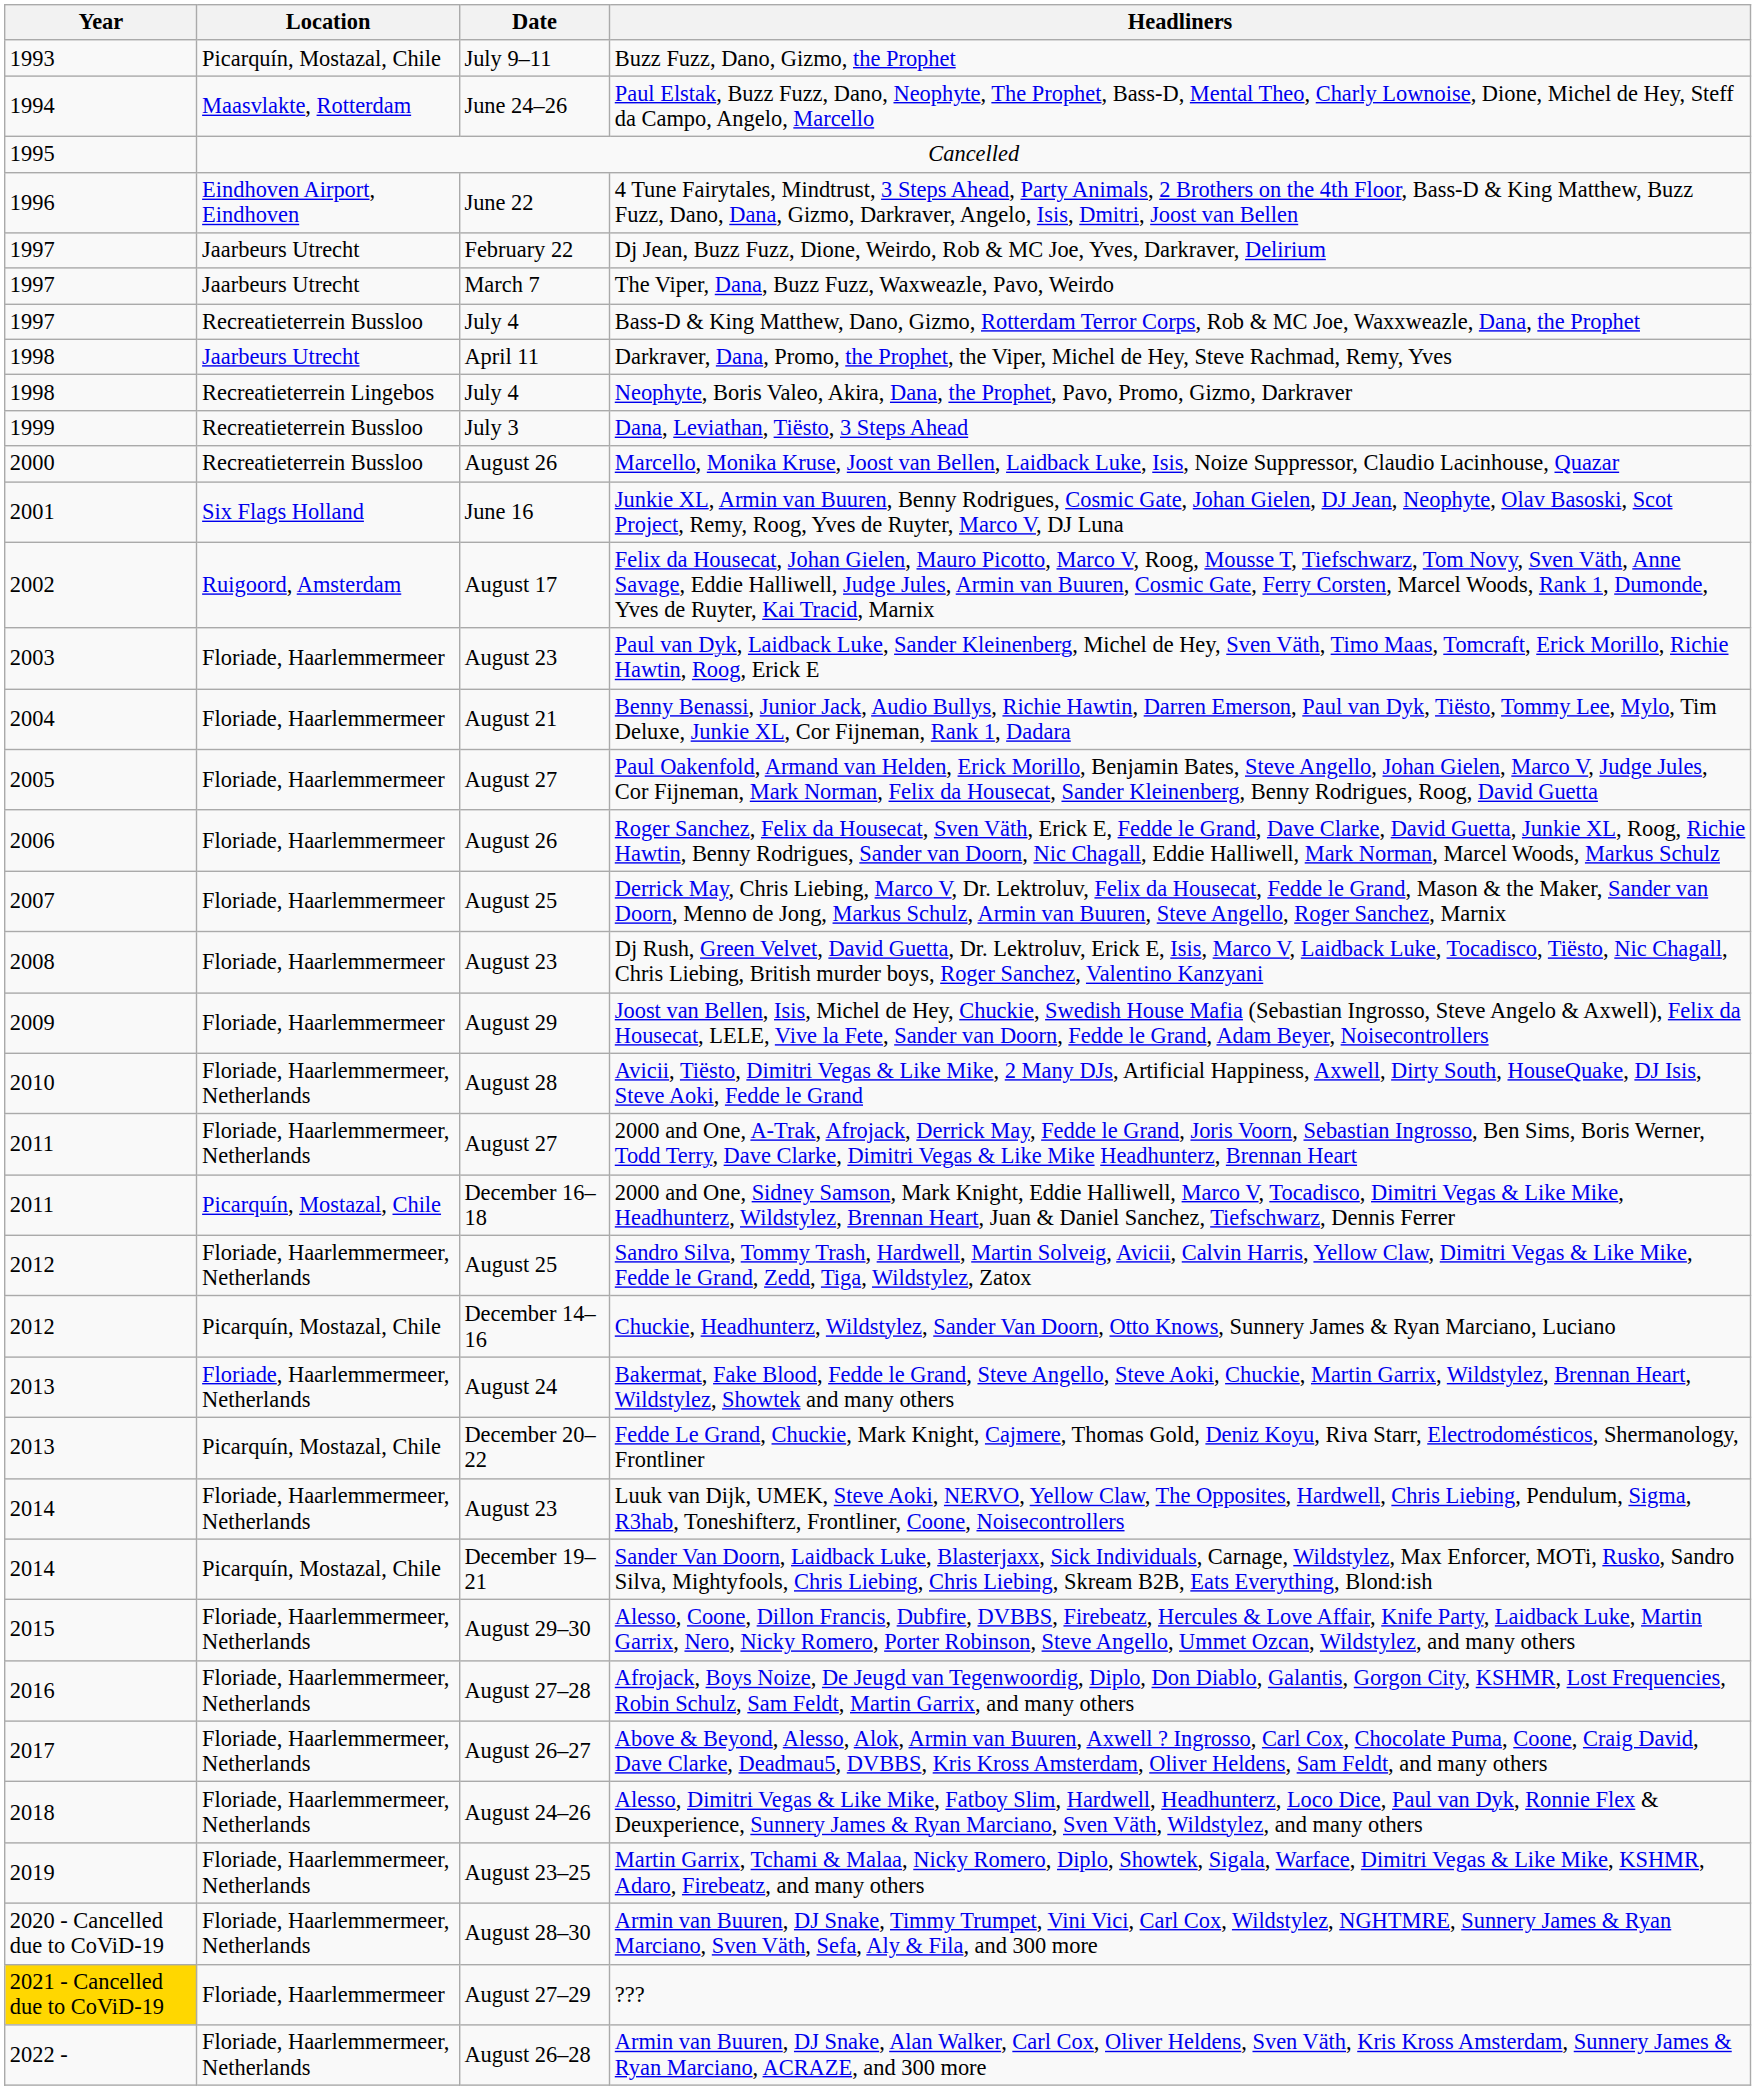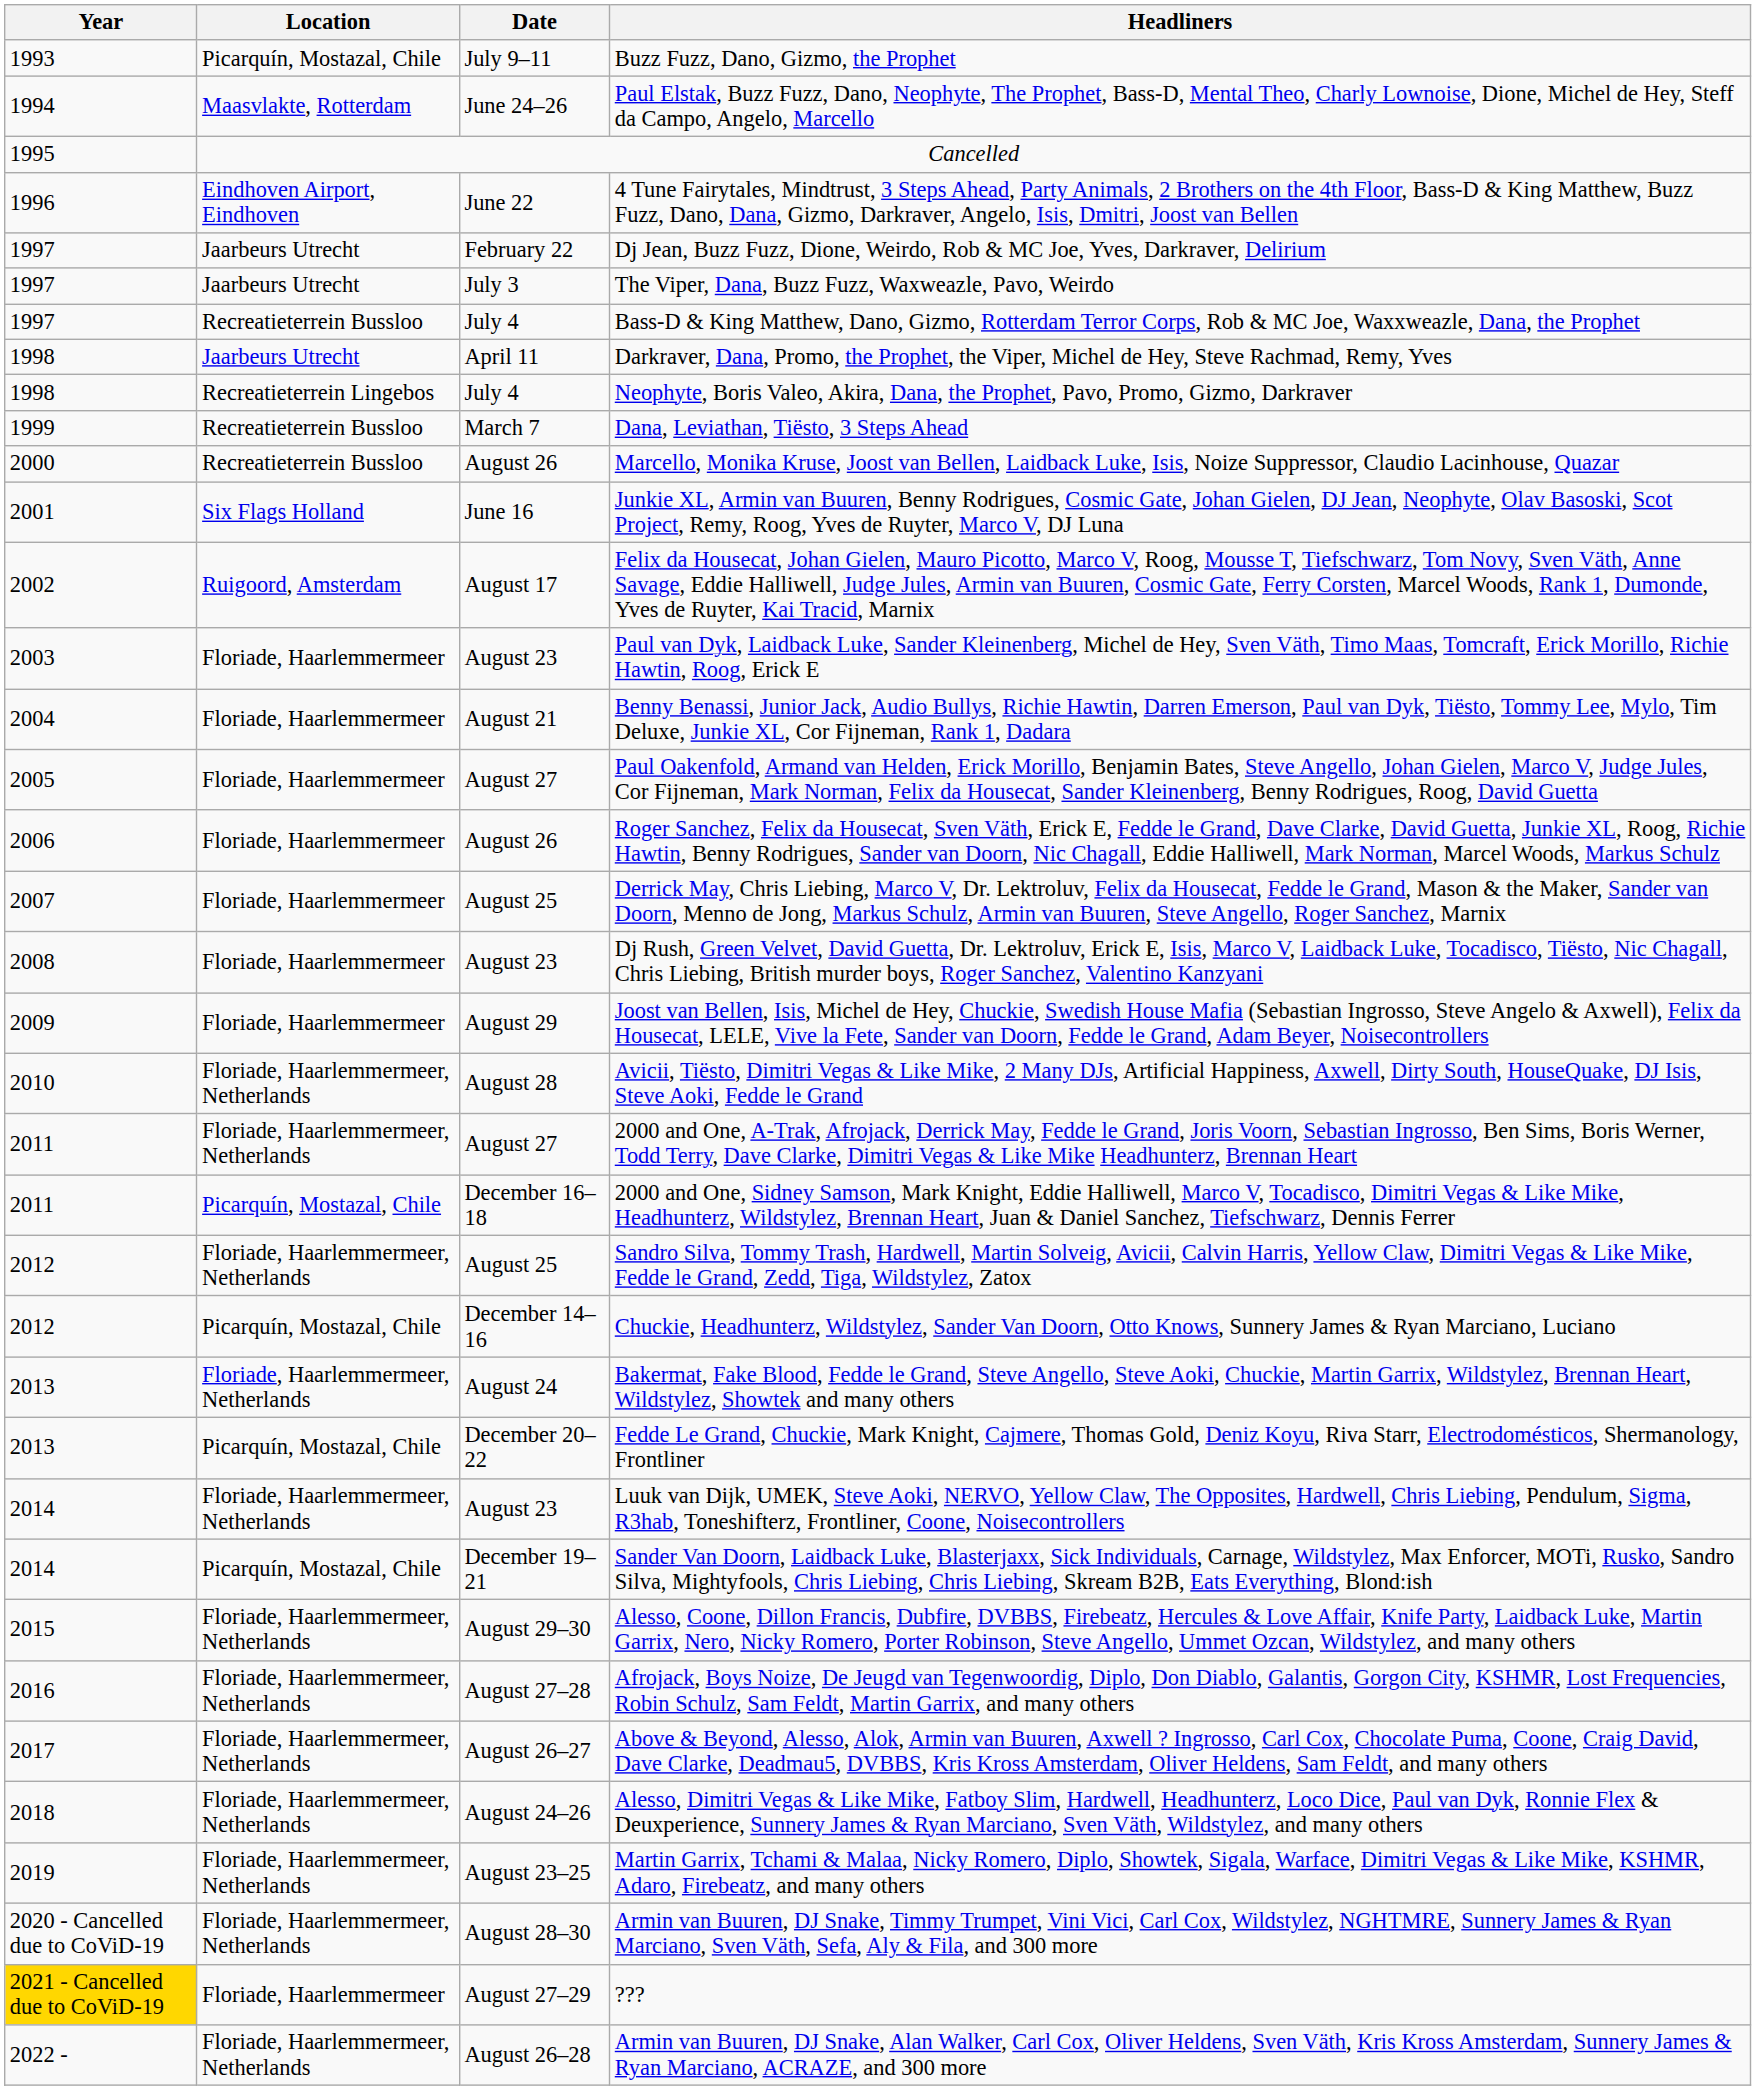(502, 285) March 7 -> (492, 285) July 3
(492, 427) July 3 -> (502, 427) March 7
